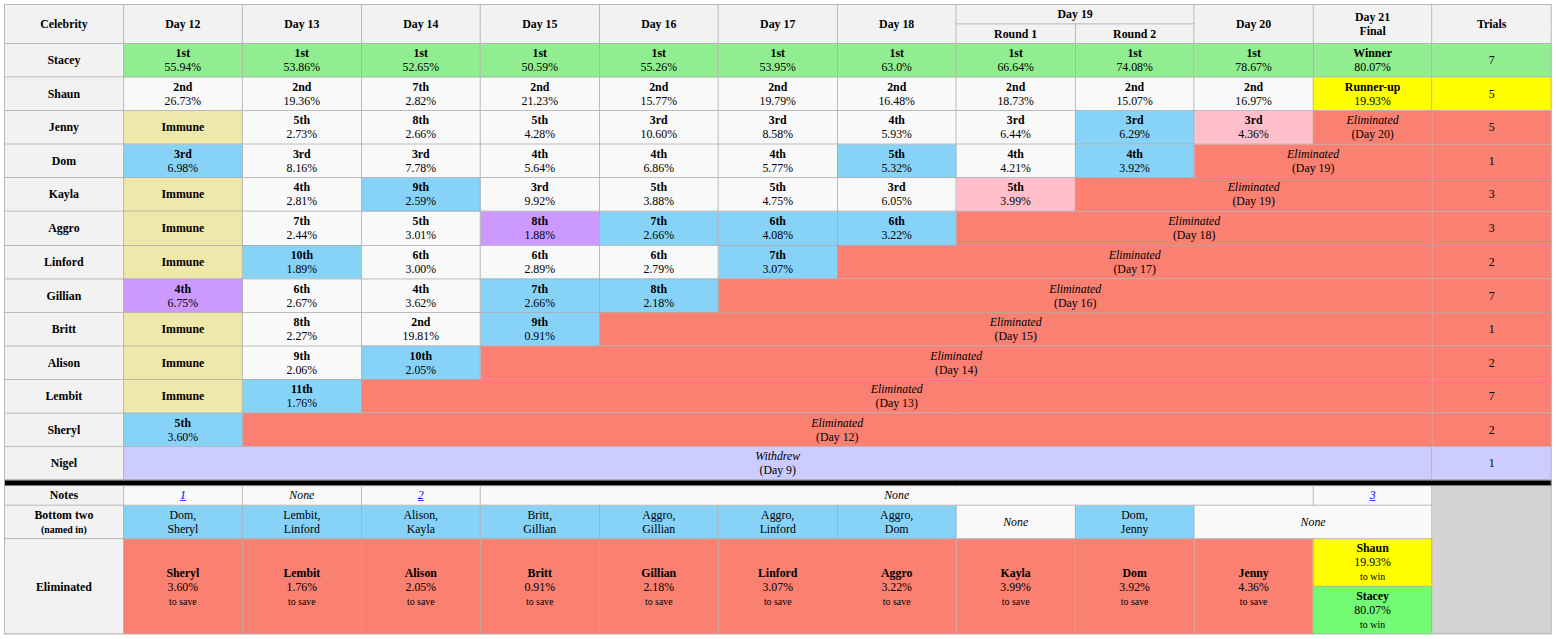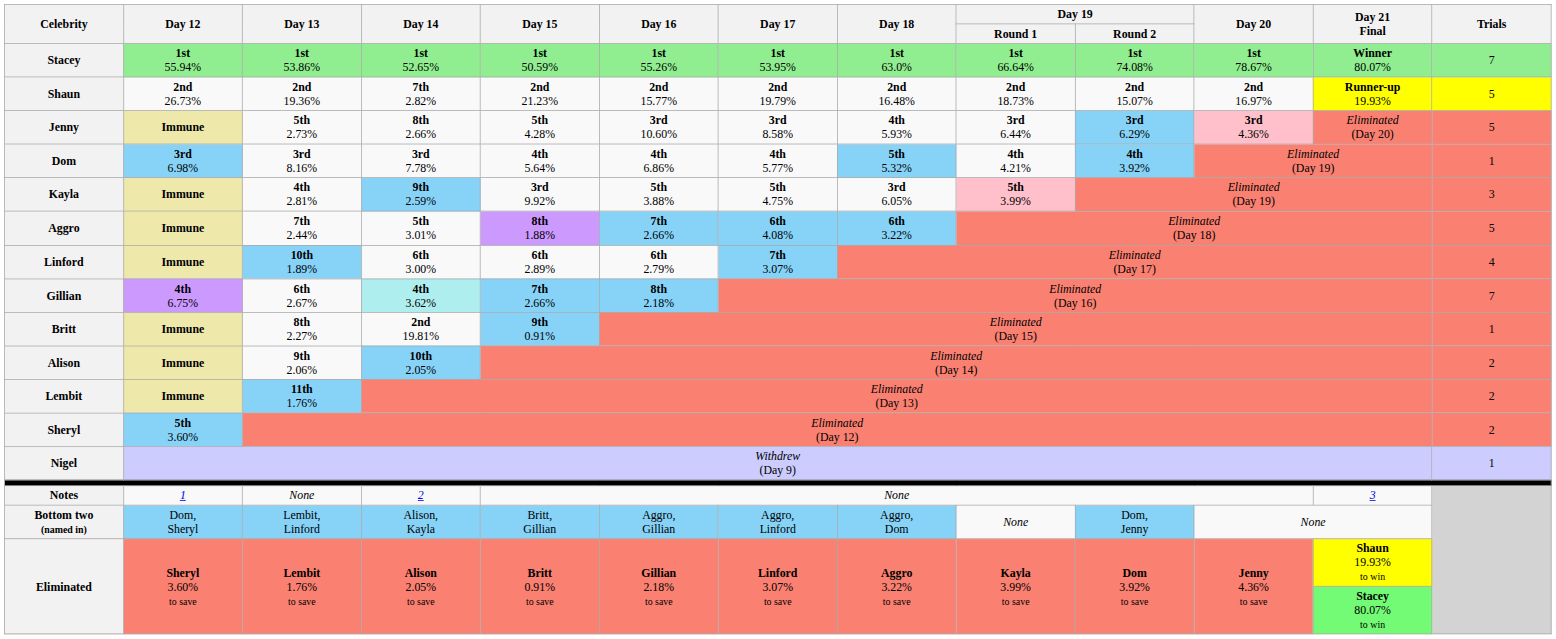(1492, 228) 3 -> (1492, 228) 5
(1492, 262) 2 -> (1492, 262) 4
(421, 295) no background -> (421, 295) paleturquoise background
(1492, 396) 7 -> (1492, 396) 2
